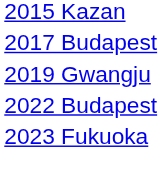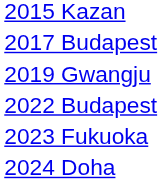+ row: (60, 168)
